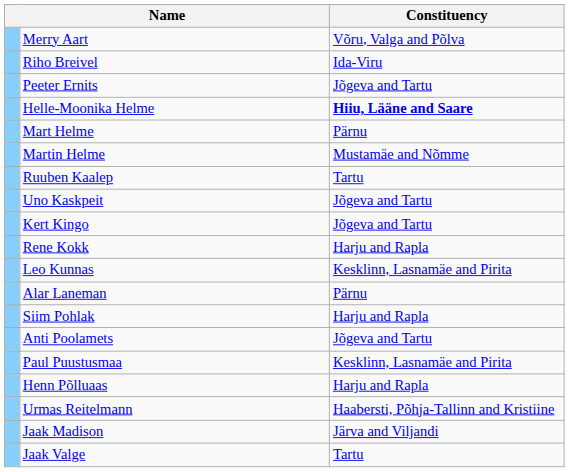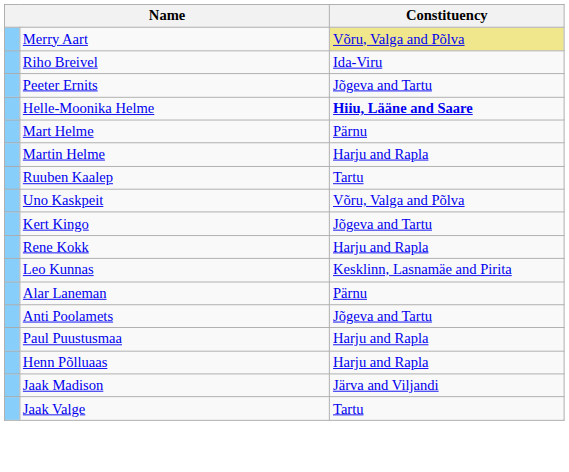(399, 39) no background -> (399, 39) khaki background
(401, 154) Mustamäe and Nõmme -> (381, 154) Harju and Rapla
(383, 200) Jõgeva and Tartu -> (399, 200) Võru, Valga and Põlva
- row: (59, 316)
(422, 362) Kesklinn, Lasnamäe and Pirita -> (381, 339) Harju and Rapla
- row: (78, 408)
